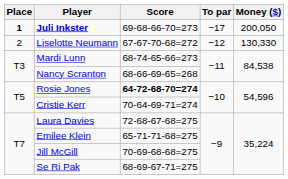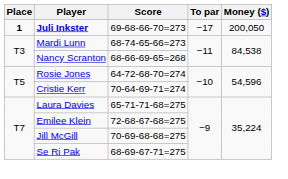- row: (77, 43)
(160, 89) bold -> (148, 74) normal
(160, 120) 72-68-67-68=275 -> (148, 105) 65-71-71-68=275
(160, 136) 65-71-71-68=275 -> (148, 120) 72-68-67-68=275
